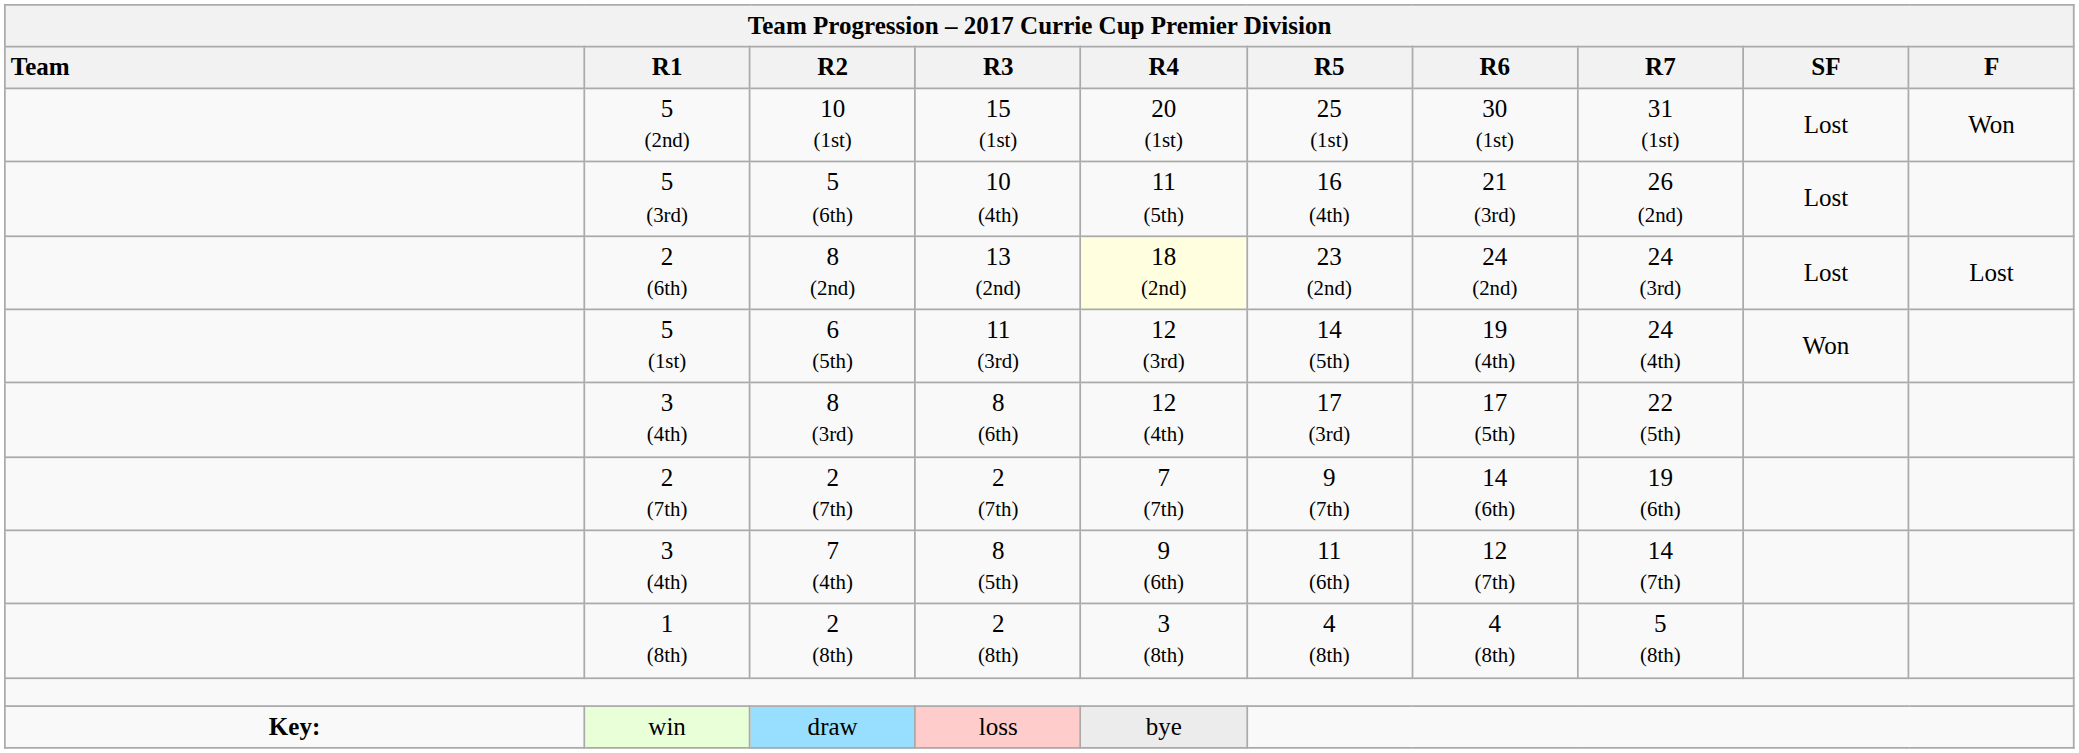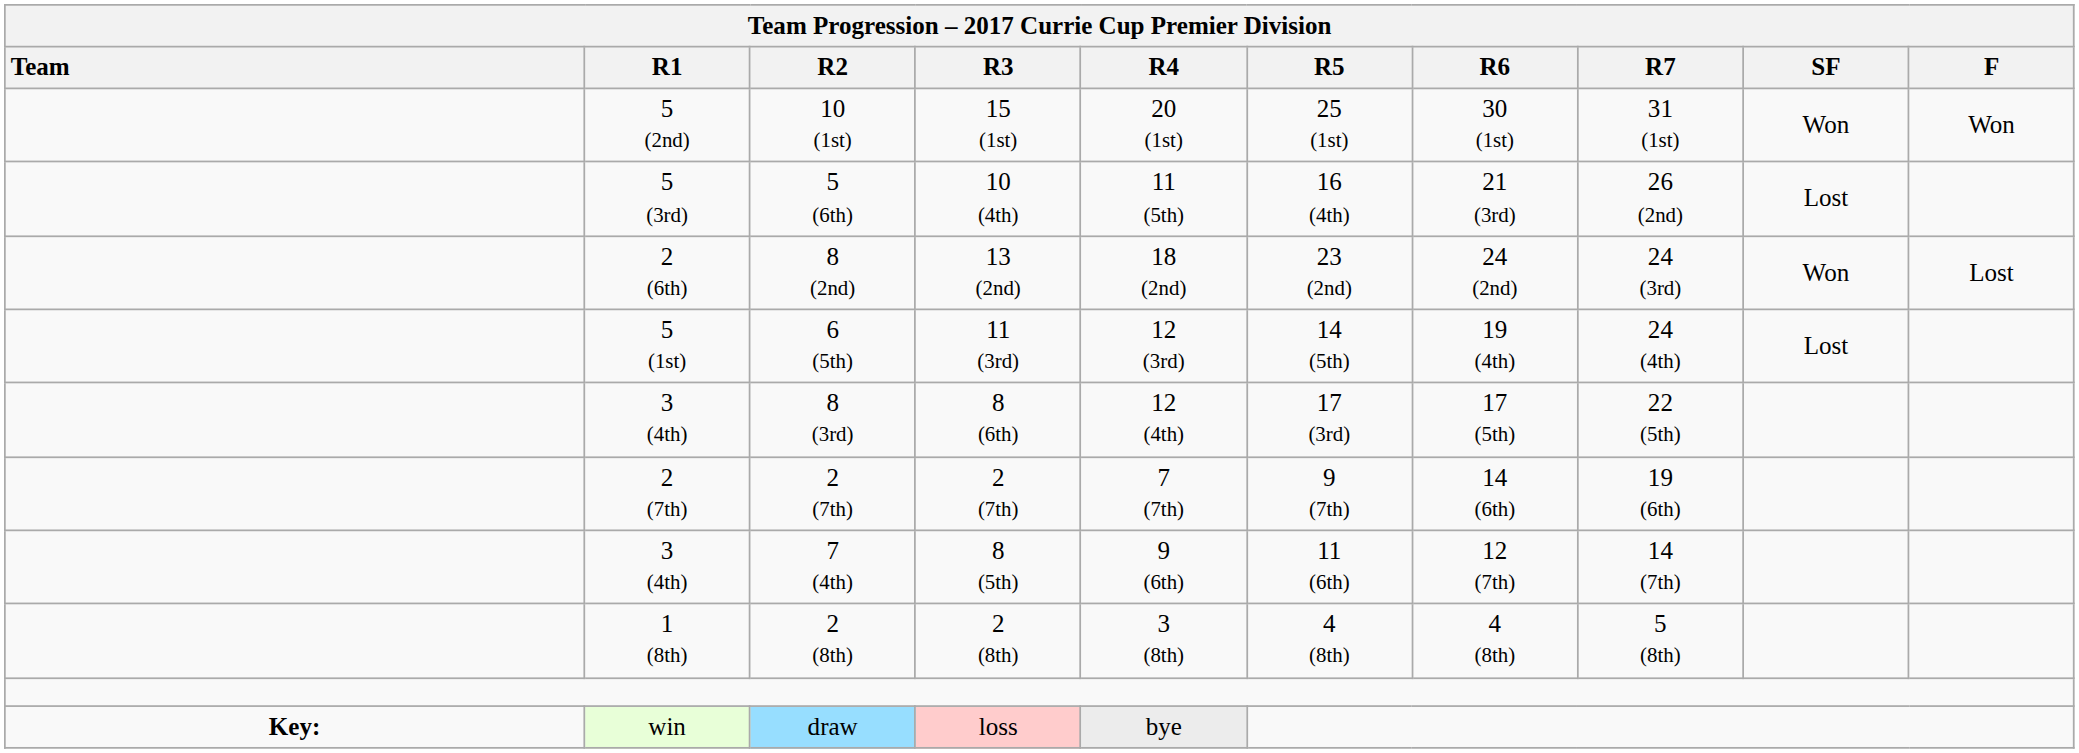(1826, 125) Lost -> (1826, 125) Won
(1164, 271) lightyellow background -> (1164, 271) no background
(1826, 272) Lost -> (1826, 272) Won
(1826, 345) Won -> (1826, 345) Lost
